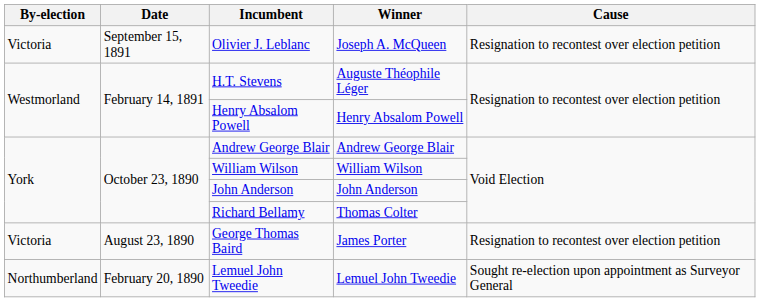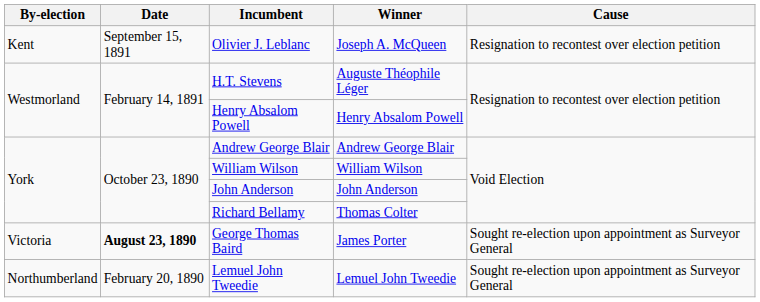(29, 44) Victoria -> (21, 44) Kent
(149, 241) normal -> (150, 241) bold
(595, 241) Resignation to recontest over election petition -> (605, 241) Sought re-election upon appointment as Surveyor General
